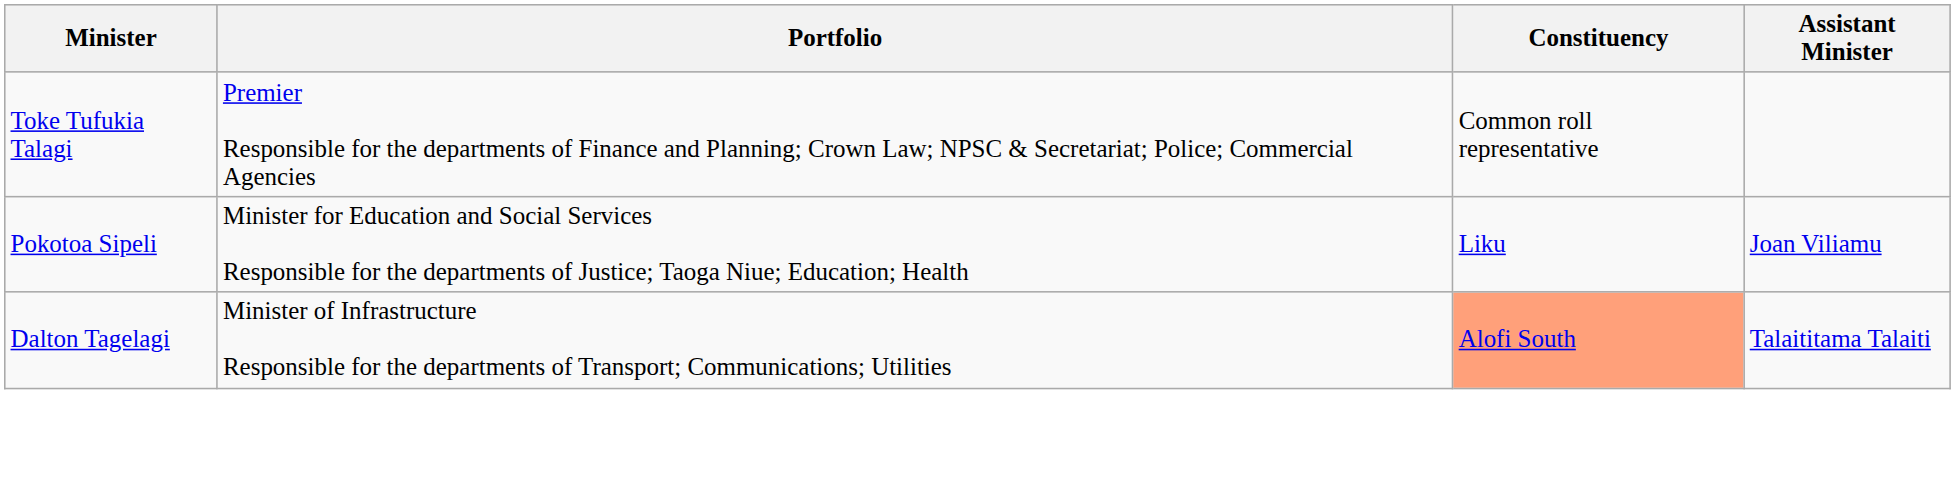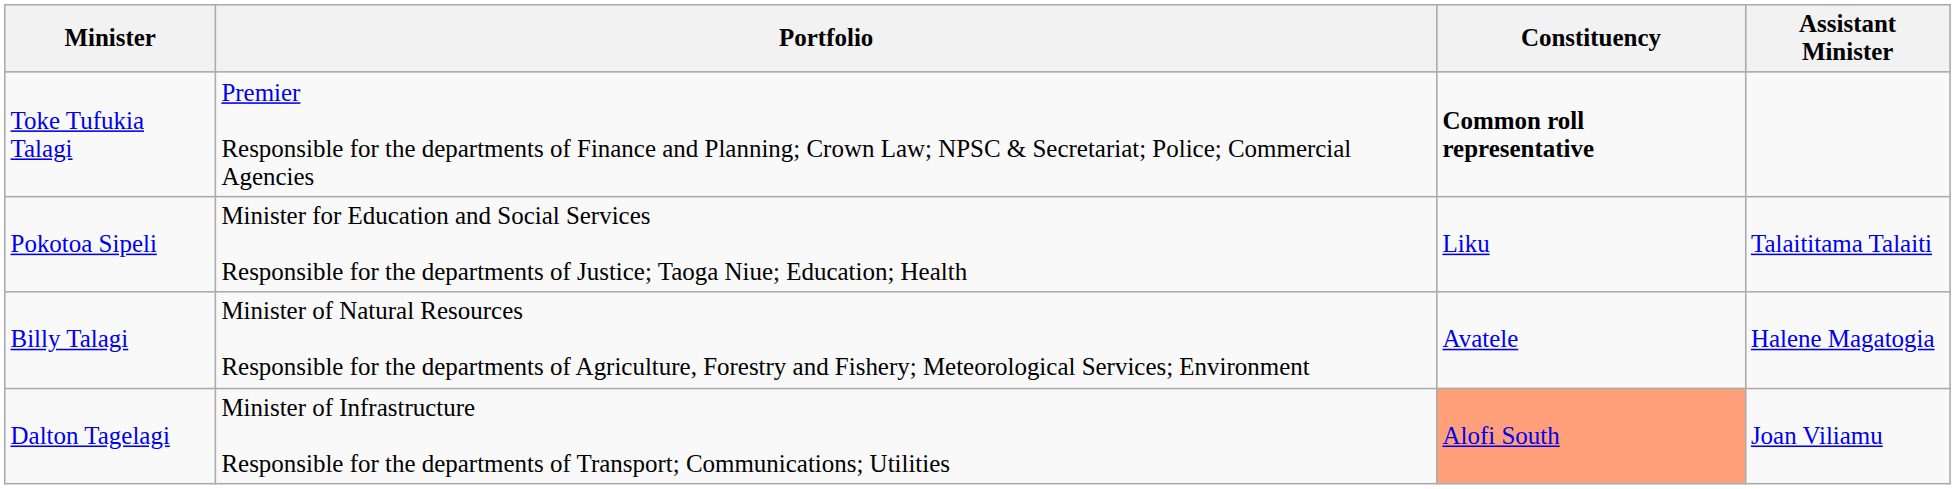(1529, 134) normal -> (1518, 134) bold
(1816, 243) Joan Viliamu -> (1841, 243) Talaititama Talaiti
+ row: (69, 339)
(1840, 339) Talaititama Talaiti -> (1817, 435) Joan Viliamu
